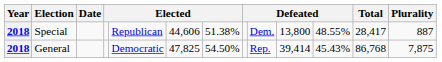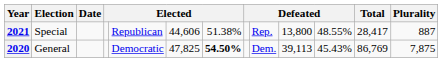(18, 31) 2018 -> (18, 31) 2021
(262, 31) Dem. -> (262, 31) Rep.
(18, 48) 2018 -> (18, 48) 2020
(222, 48) normal -> (223, 48) bold
(260, 48) Rep. -> (264, 48) Dem.
(295, 48) 39,414 -> (297, 48) 39,113
(371, 48) 86,768 -> (372, 48) 86,769
